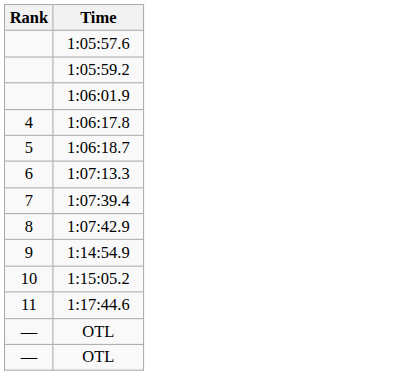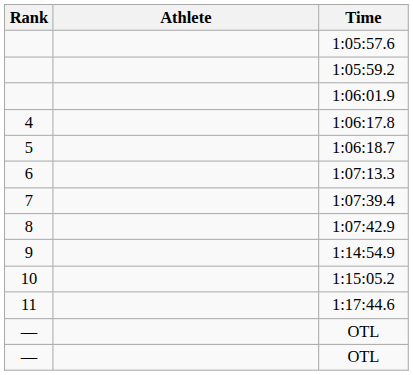+ column: (186, 17)
